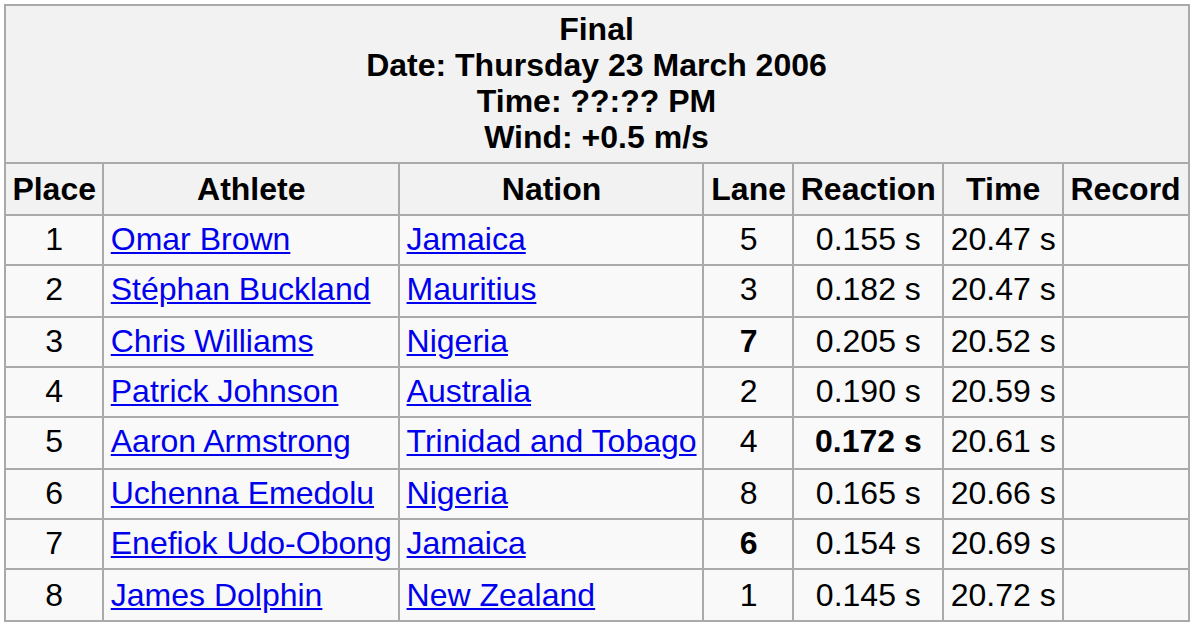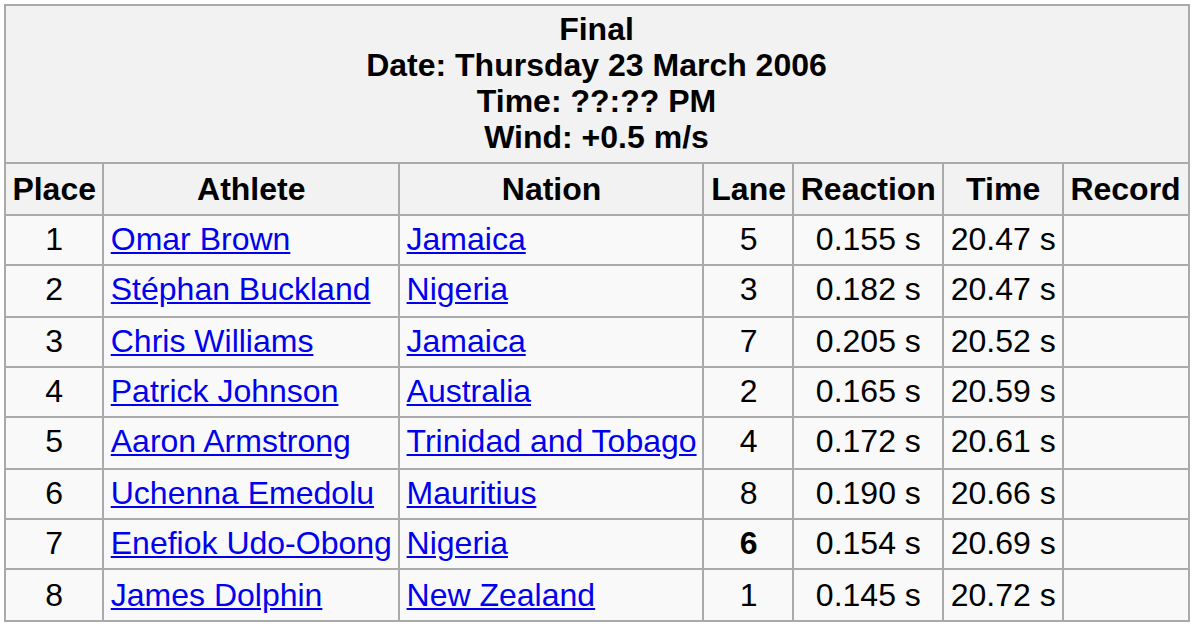(471, 290) Mauritius -> (457, 290) Nigeria
(457, 340) Nigeria -> (466, 340) Jamaica
(749, 340) bold -> (749, 340) normal
(868, 391) 0.190 s -> (868, 391) 0.165 s
(868, 442) bold -> (868, 442) normal
(457, 493) Nigeria -> (471, 493) Mauritius
(868, 493) 0.165 s -> (868, 493) 0.190 s
(466, 543) Jamaica -> (457, 543) Nigeria
